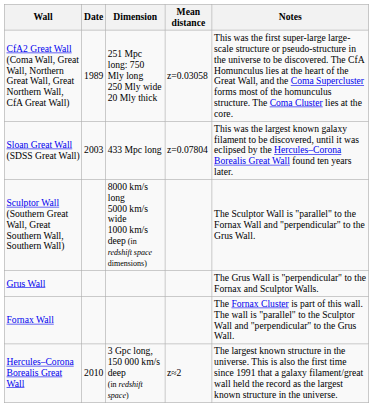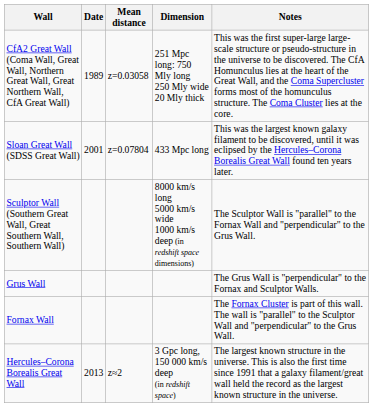columns swapped: (188, 17) <-> (135, 17)
(94, 150) 2003 -> (94, 150) 2001
(94, 373) 2010 -> (94, 373) 2013
